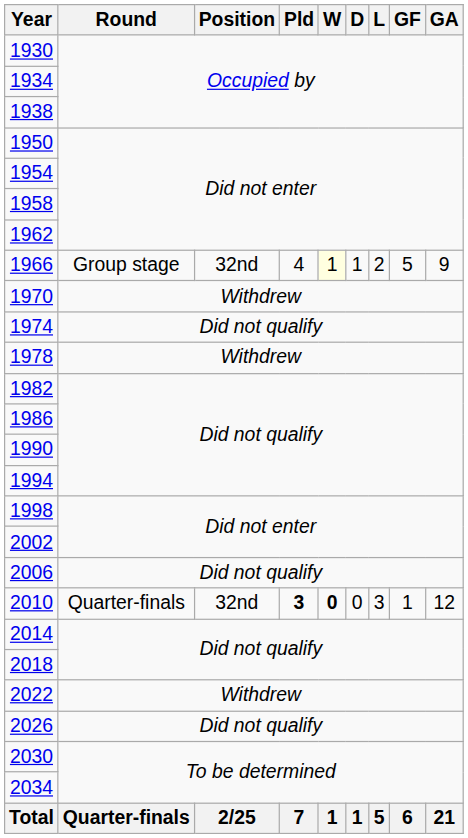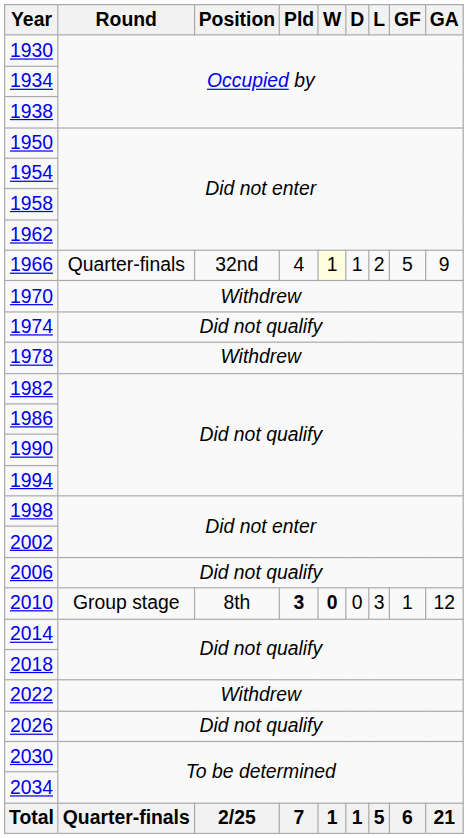(126, 265) Group stage -> (126, 265) Quarter-finals
(126, 603) Quarter-finals -> (126, 603) Group stage
(237, 603) 32nd -> (237, 603) 8th
